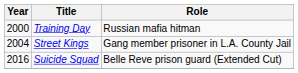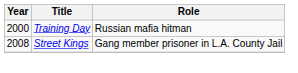(18, 44) 2004 -> (18, 44) 2008
- row: (66, 60)
